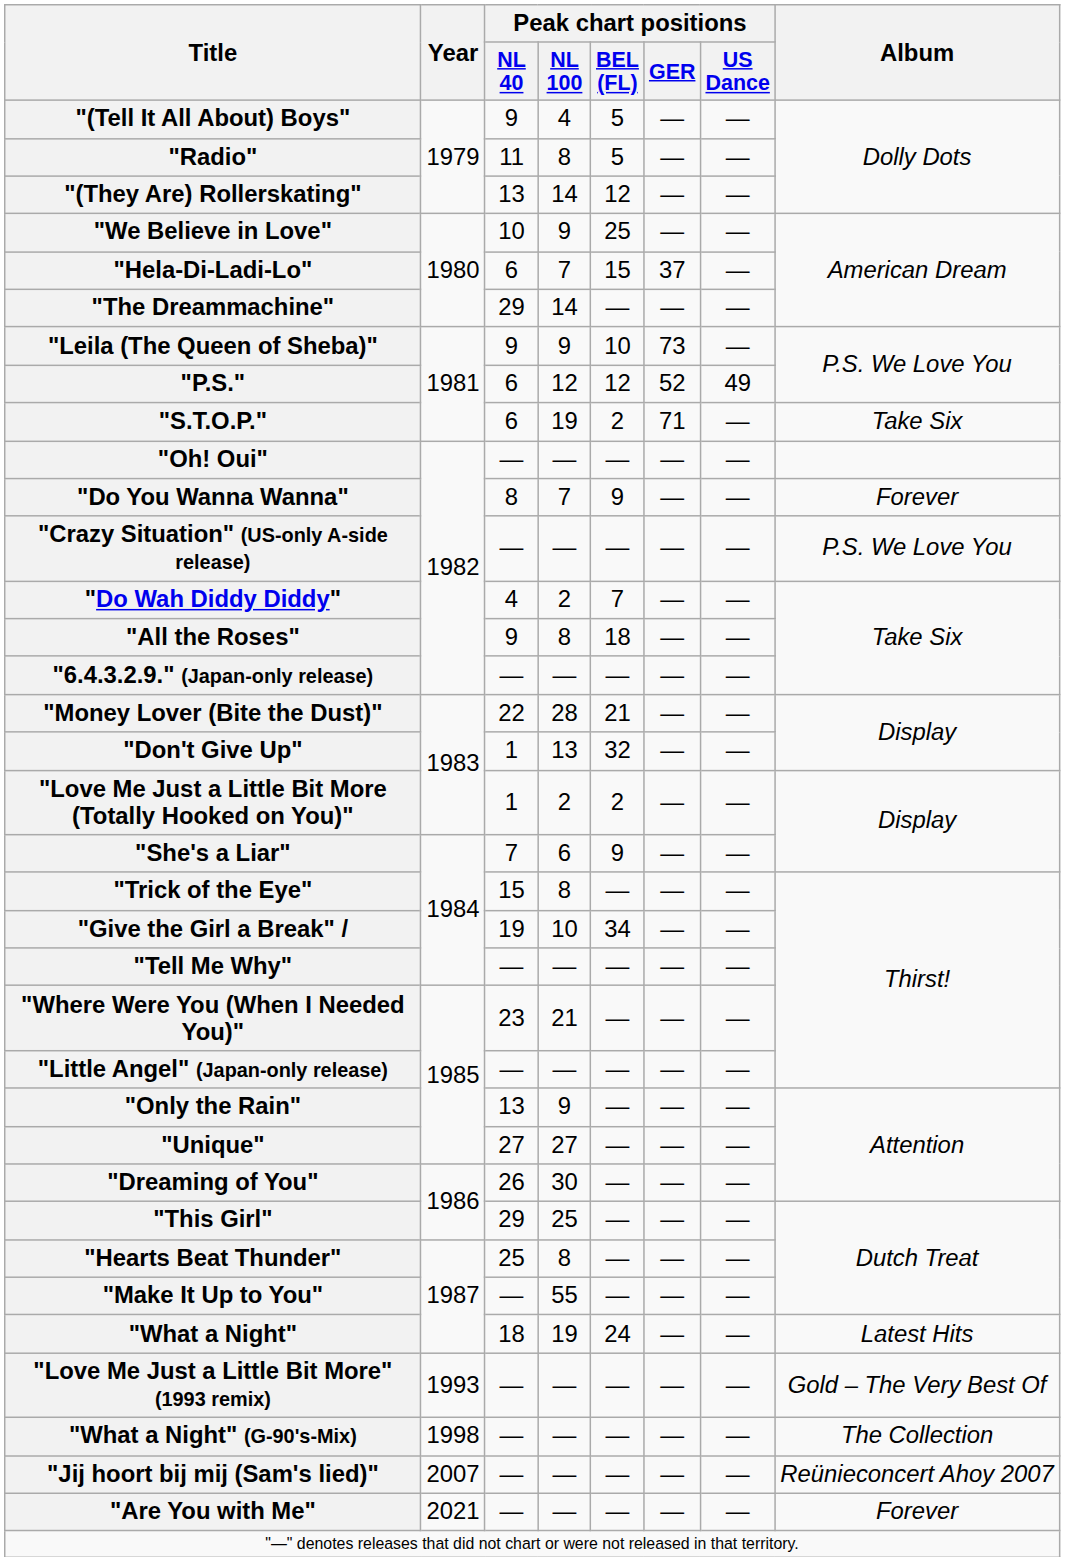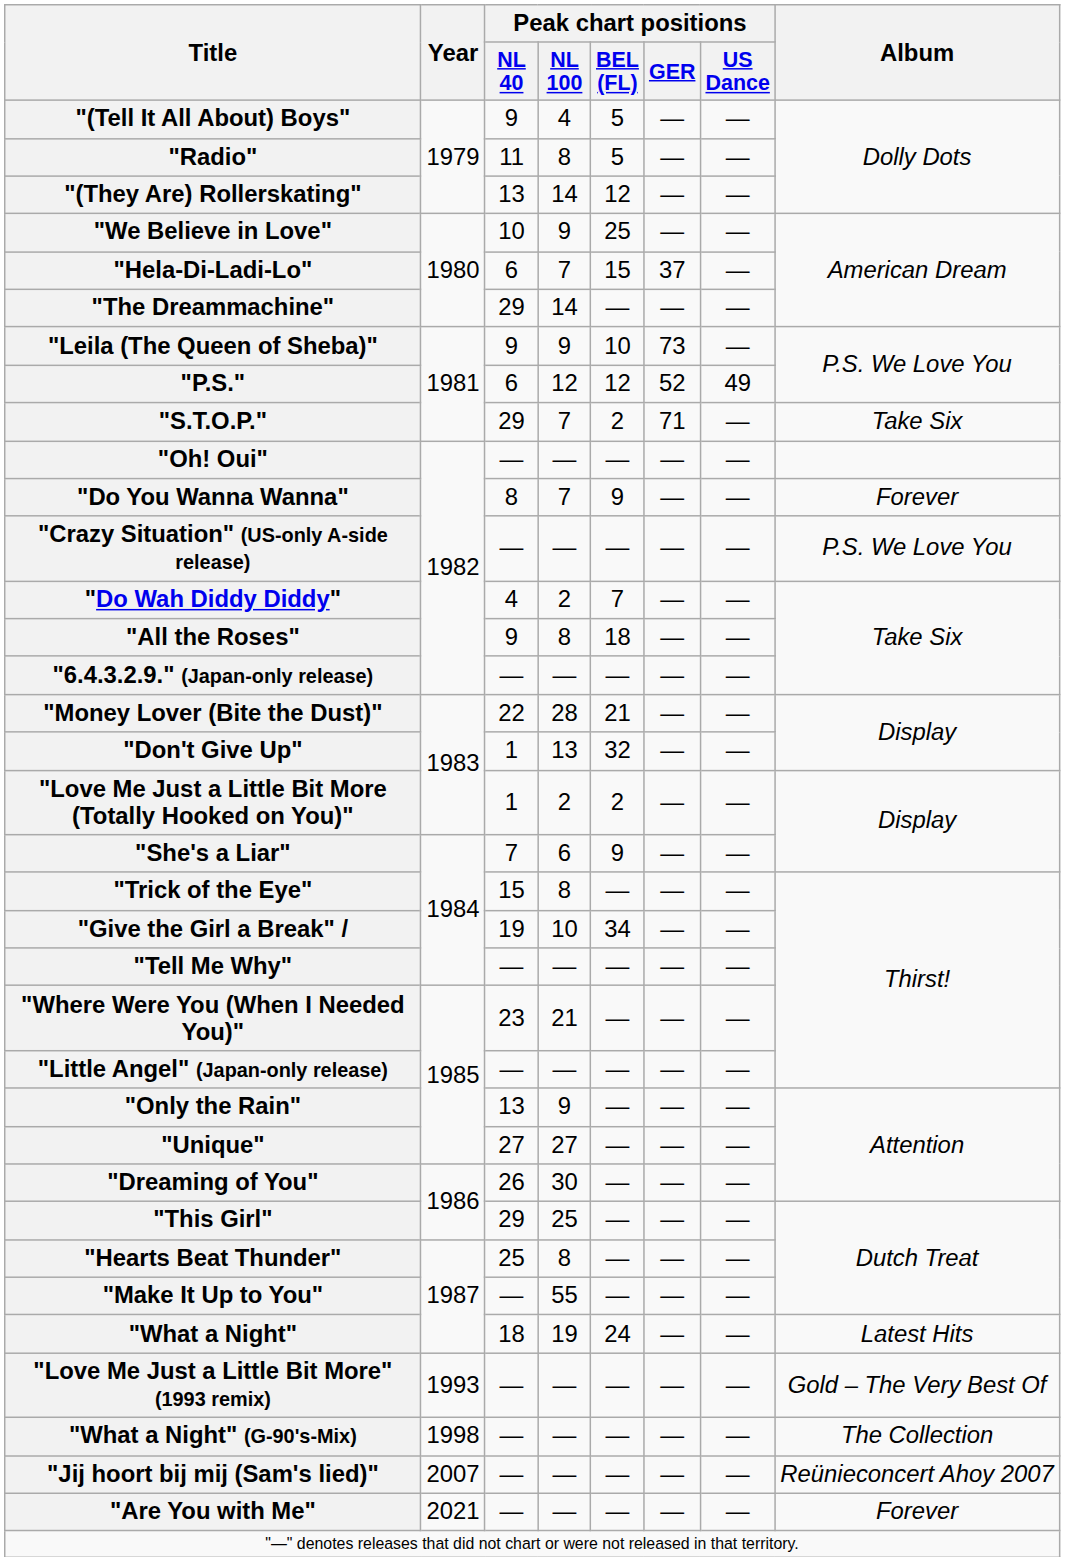(512, 421) 6 -> (512, 421) 29
(564, 421) 19 -> (564, 421) 7
